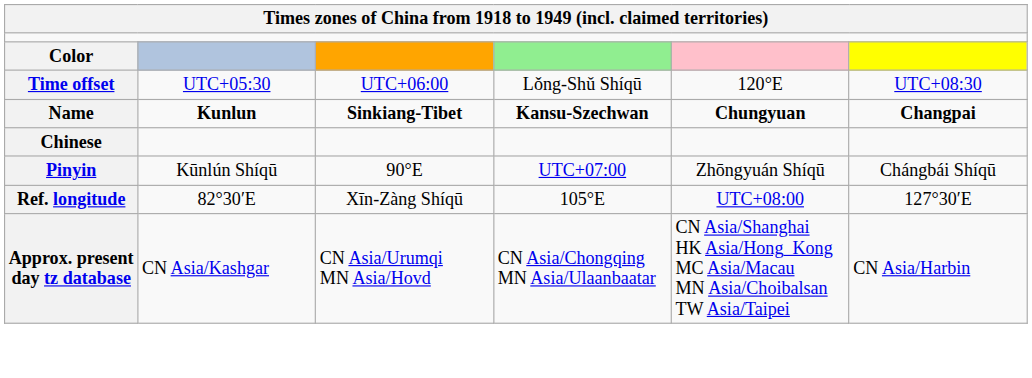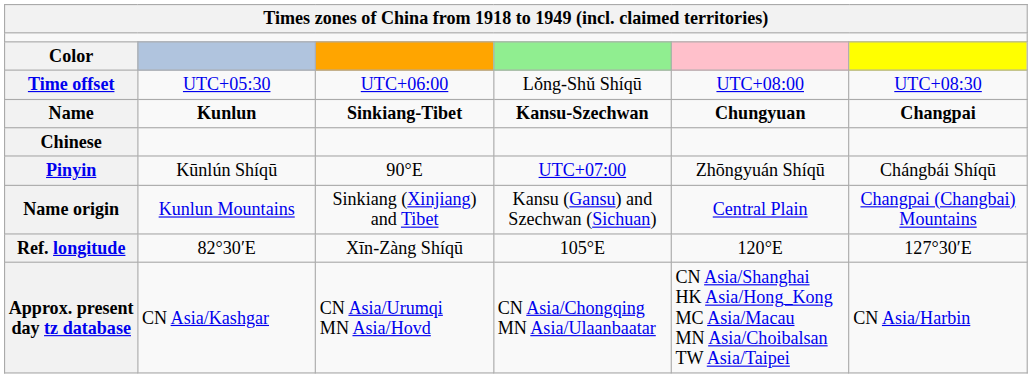(760, 84) 120°E -> (760, 84) UTC+08:00
+ row: (71, 209)
(760, 199) UTC+08:00 -> (760, 248) 120°E
